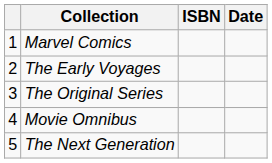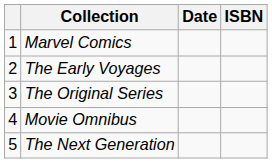columns swapped: (246, 17) <-> (201, 17)
